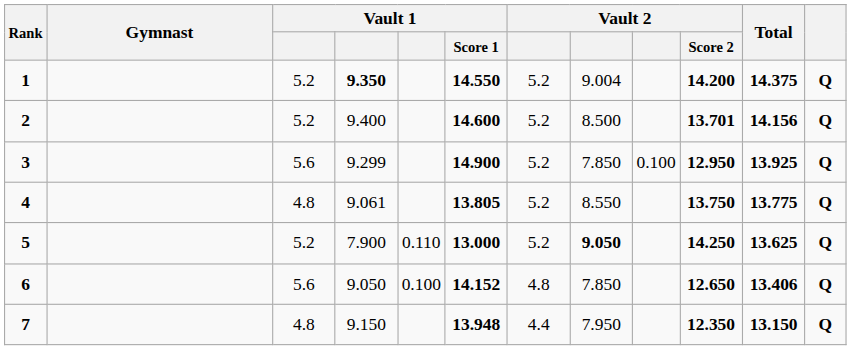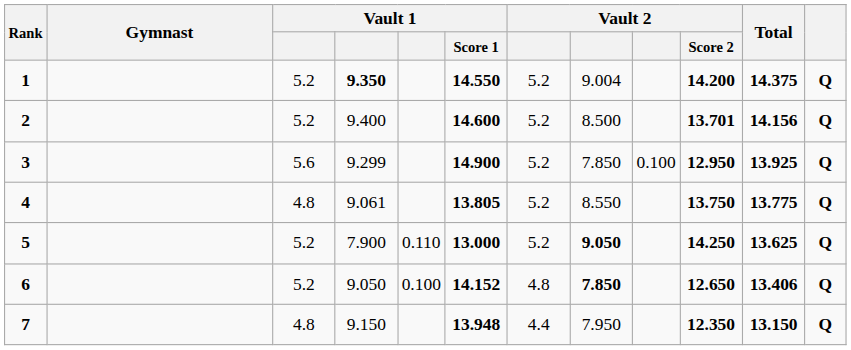(304, 283) 5.6 -> (304, 283) 5.2
(601, 283) normal -> (601, 283) bold
